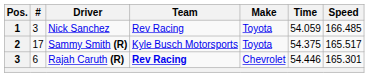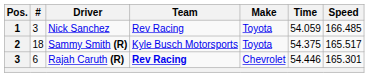(38, 44) 17 -> (38, 44) 18
